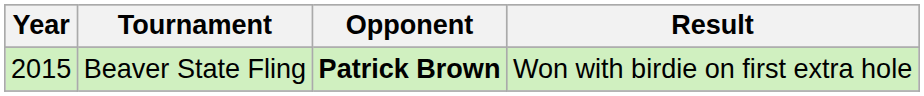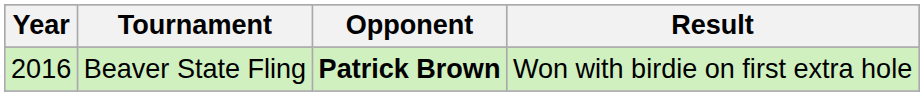(41, 68) 2015 -> (41, 68) 2016
